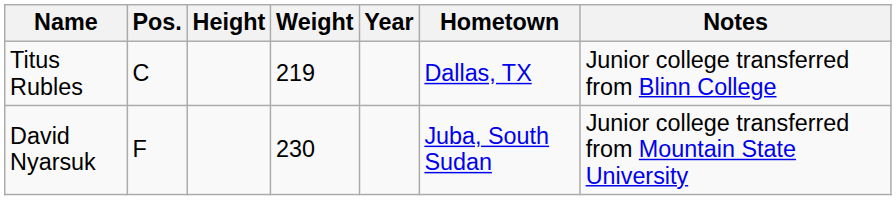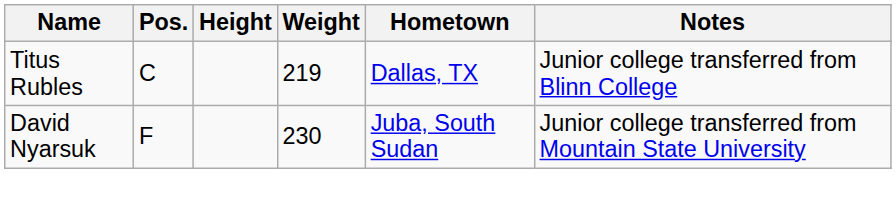- column: (389, 23)
